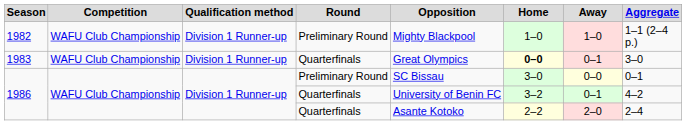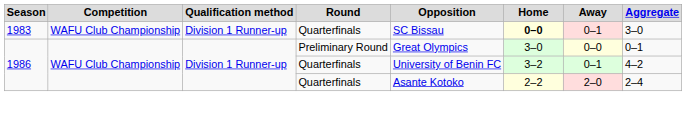- row: (19, 36)
(430, 59) Great Olympics -> (418, 30) SC Bissau
(418, 77) SC Bissau -> (430, 47) Great Olympics
